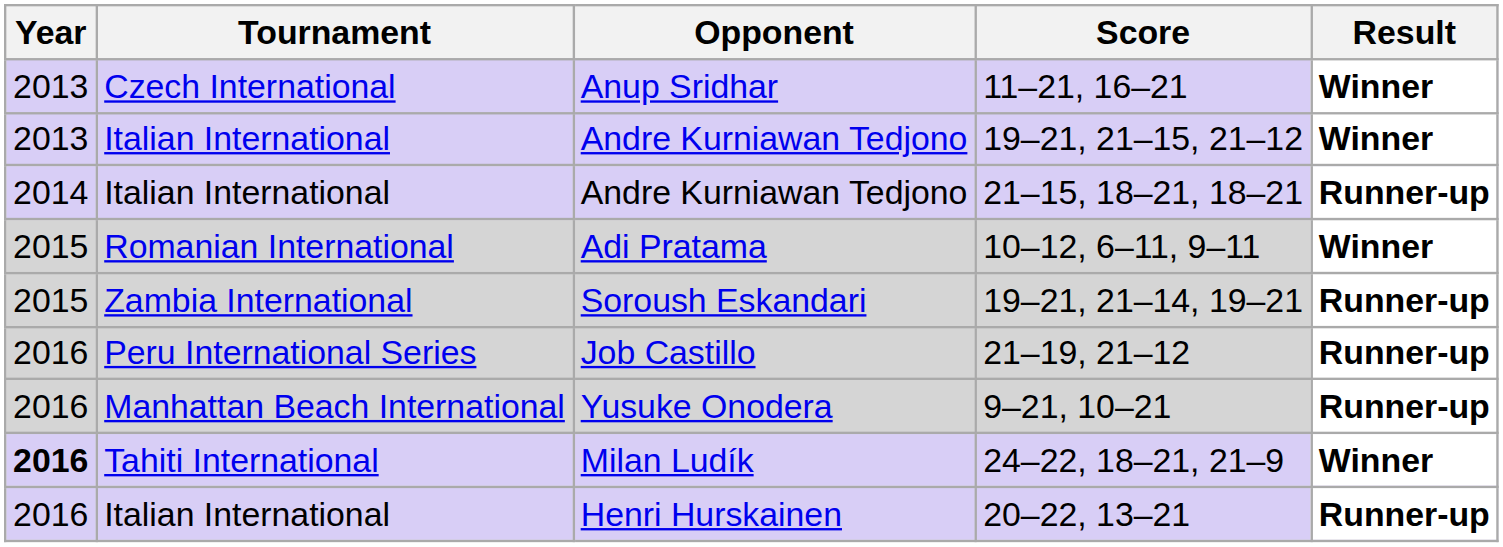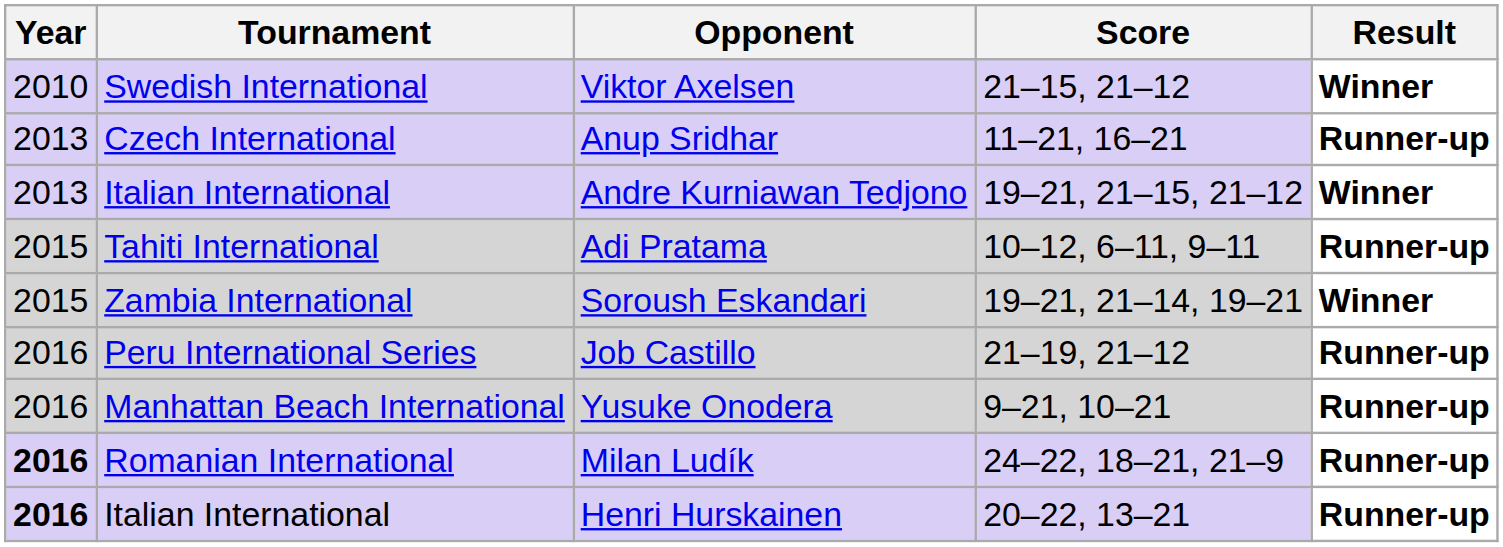+ row: (688, 86)
(1376, 86) Winner -> (1404, 139) Runner-up
- row: (774, 193)
(279, 246) Romanian International -> (241, 246) Tahiti International
(1376, 246) Winner -> (1404, 246) Runner-up
(1404, 300) Runner-up -> (1376, 300) Winner
(241, 460) Tahiti International -> (279, 460) Romanian International
(1376, 460) Winner -> (1404, 460) Runner-up
(51, 513) normal -> (51, 513) bold
